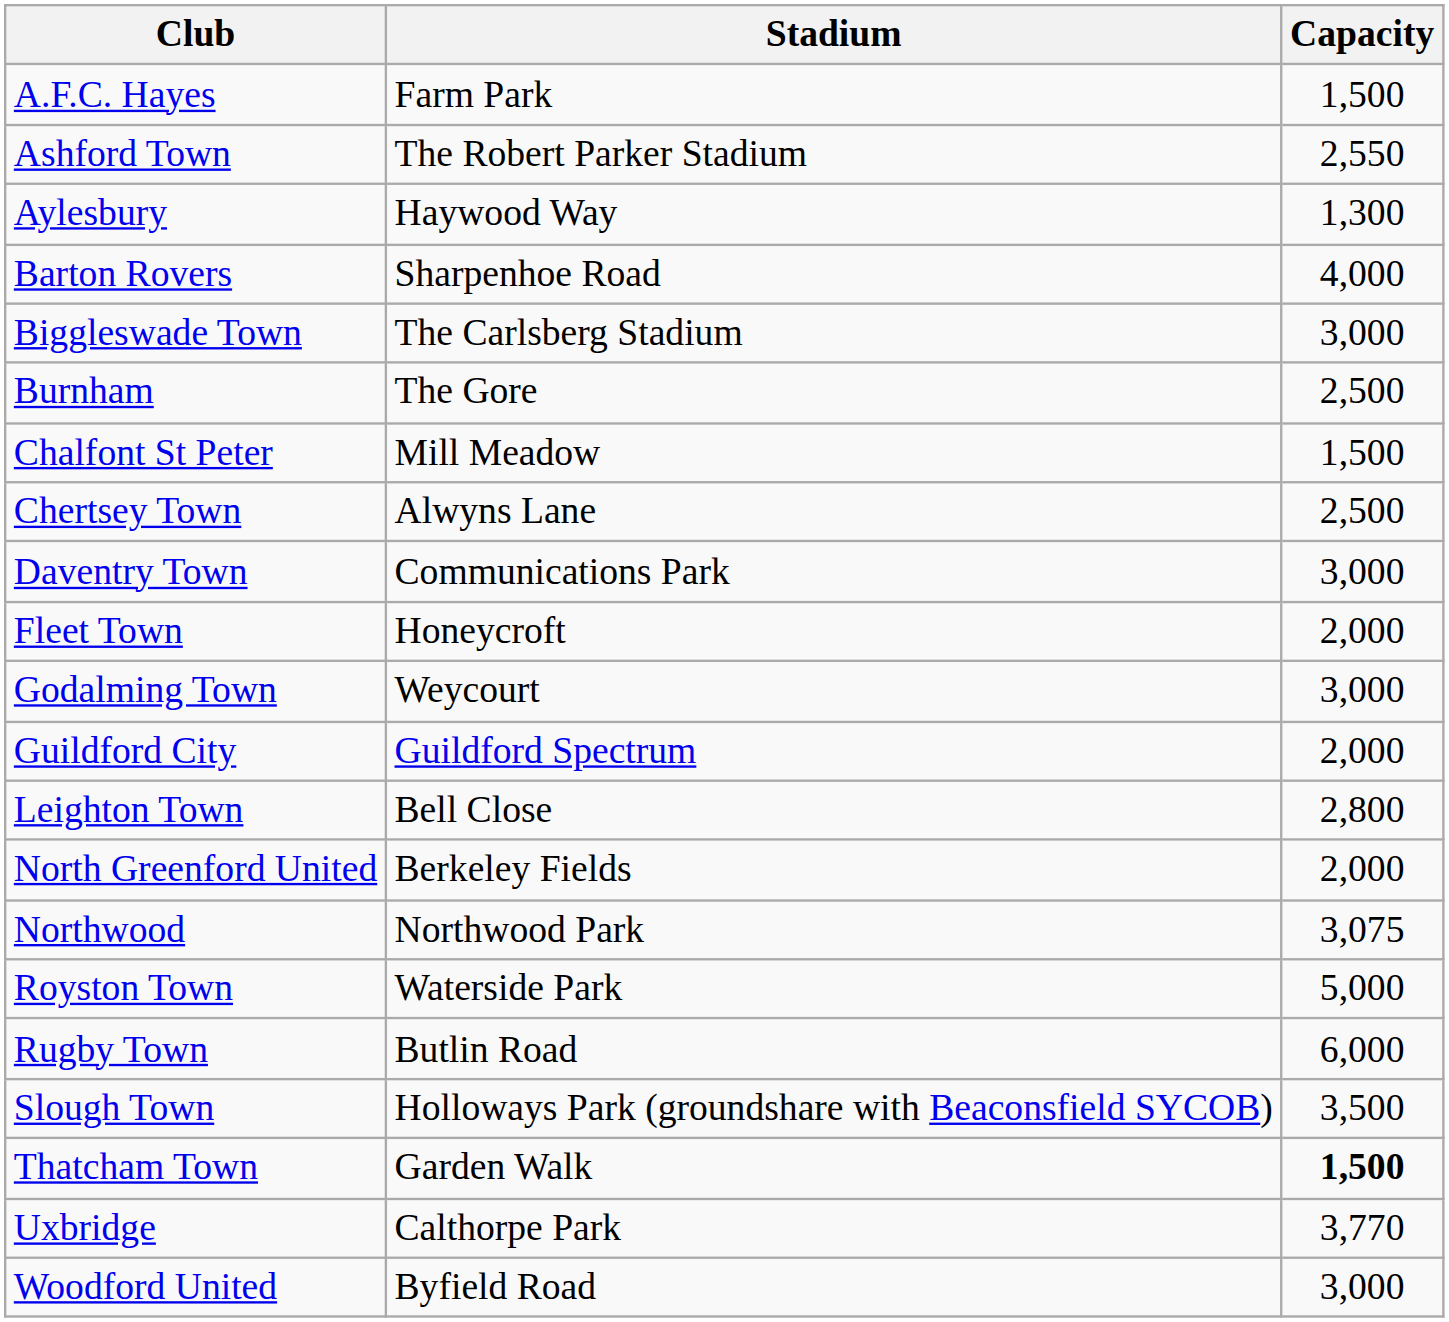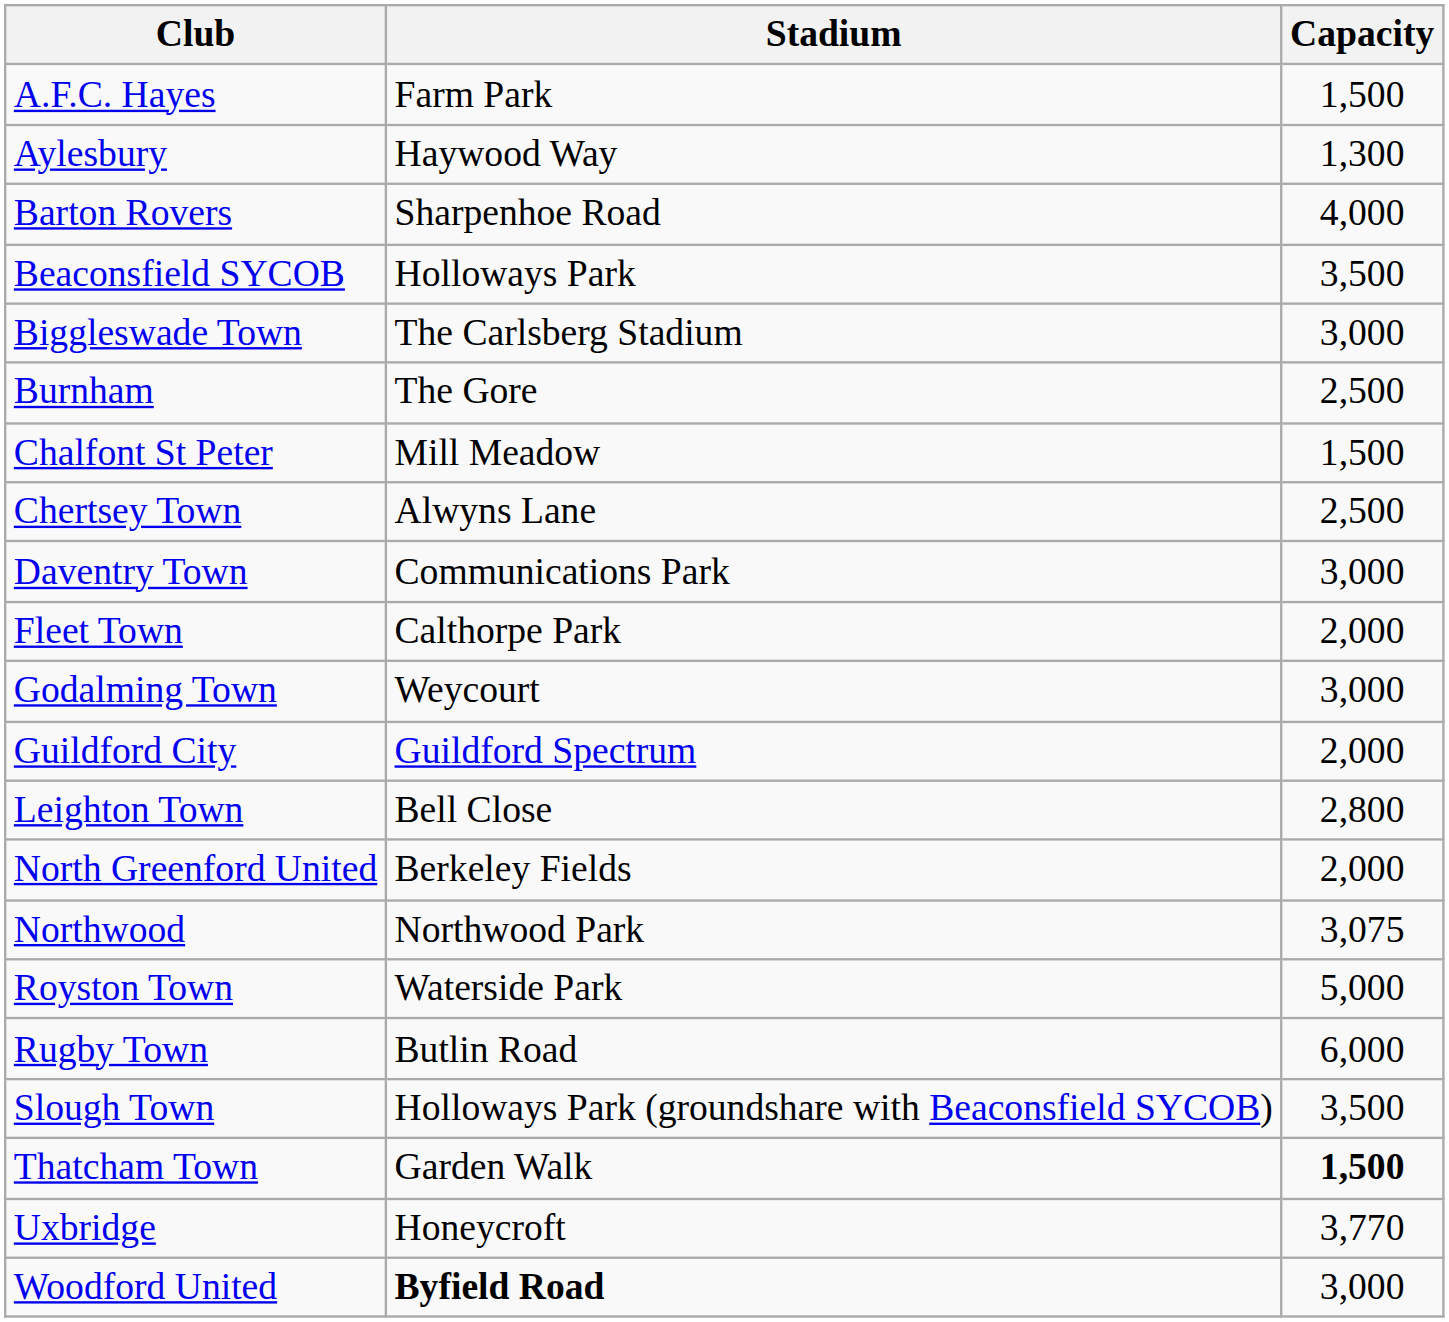- row: (122, 153)
+ row: (179, 272)
(480, 630) Honeycroft -> (508, 630) Calthorpe Park
(508, 1226) Calthorpe Park -> (480, 1226) Honeycroft
(495, 1286) normal -> (500, 1286) bold
